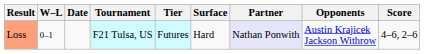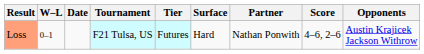columns swapped: (340, 12) <-> (399, 12)
(266, 35) lavender background -> (266, 35) no background
